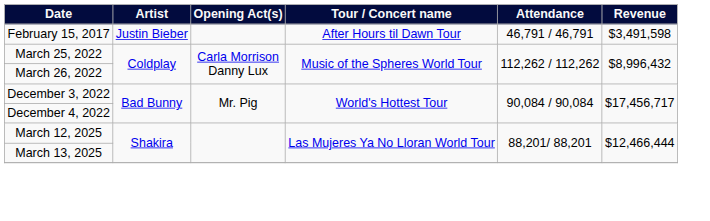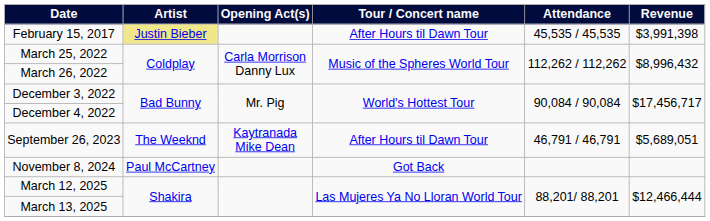(152, 34) no background -> (171, 34) khaki background
(550, 34) 46,791 / 46,791 -> (577, 34) 45,535 / 45,535
(640, 34) $3,491,598 -> (667, 34) $3,991,398
+ row: (64, 140)
+ row: (64, 166)
